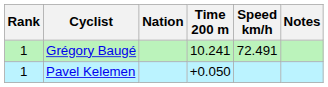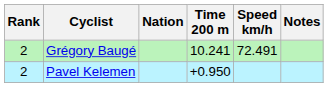(24, 51) 1 -> (24, 51) 2
(24, 72) 1 -> (24, 72) 2
(210, 72) +0.050 -> (210, 72) +0.950
